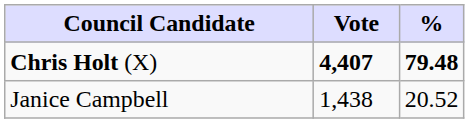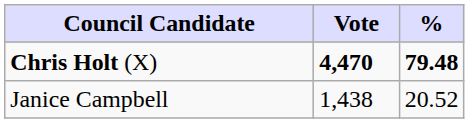(346, 61) 4,407 -> (346, 61) 4,470
